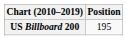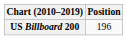(104, 27) 195 -> (104, 27) 196
